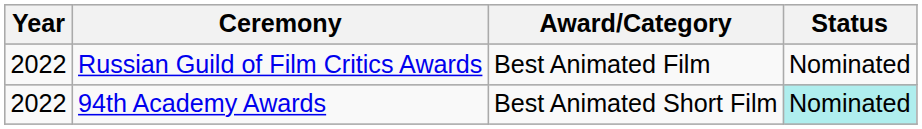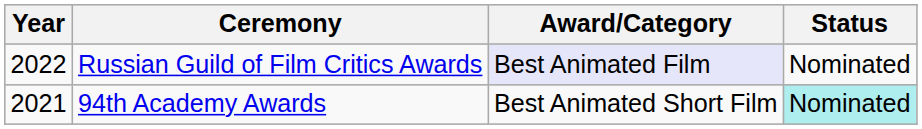(602, 64) no background -> (602, 64) lavender background
(39, 104) 2022 -> (39, 104) 2021
